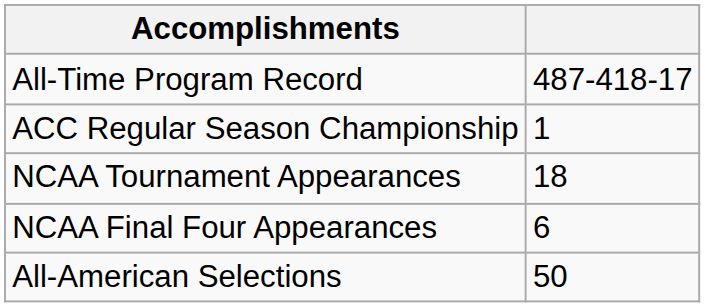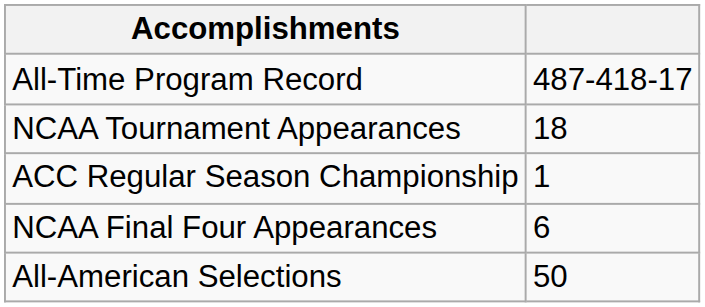rows swapped: (236, 177) <-> (265, 128)
